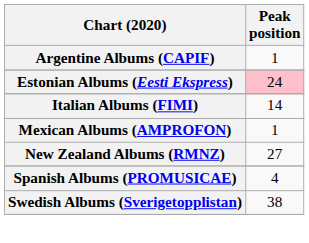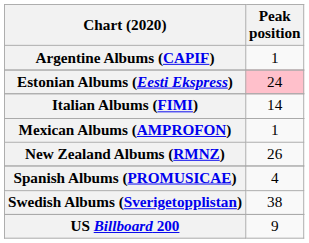(275, 154) 27 -> (275, 154) 26
+ row: (125, 226)
